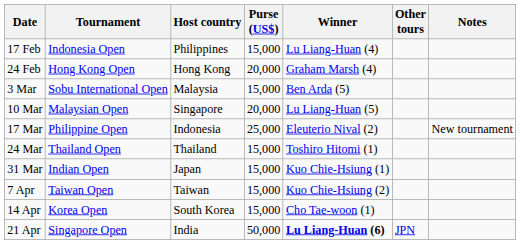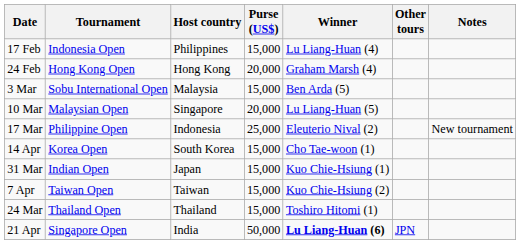rows swapped: (25, 149) <-> (24, 209)
